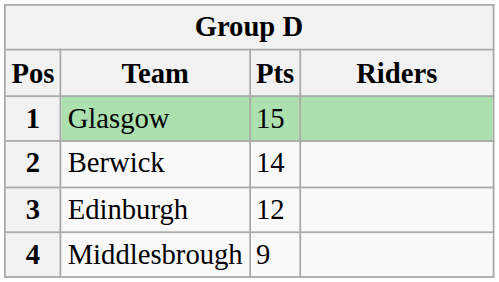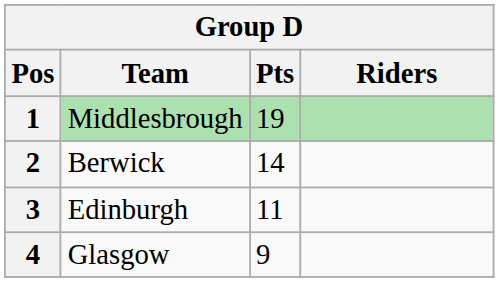(119, 118) Glasgow -> (155, 118) Middlesbrough
(270, 118) 15 -> (270, 118) 19
(270, 208) 12 -> (270, 208) 11
(155, 254) Middlesbrough -> (119, 254) Glasgow
